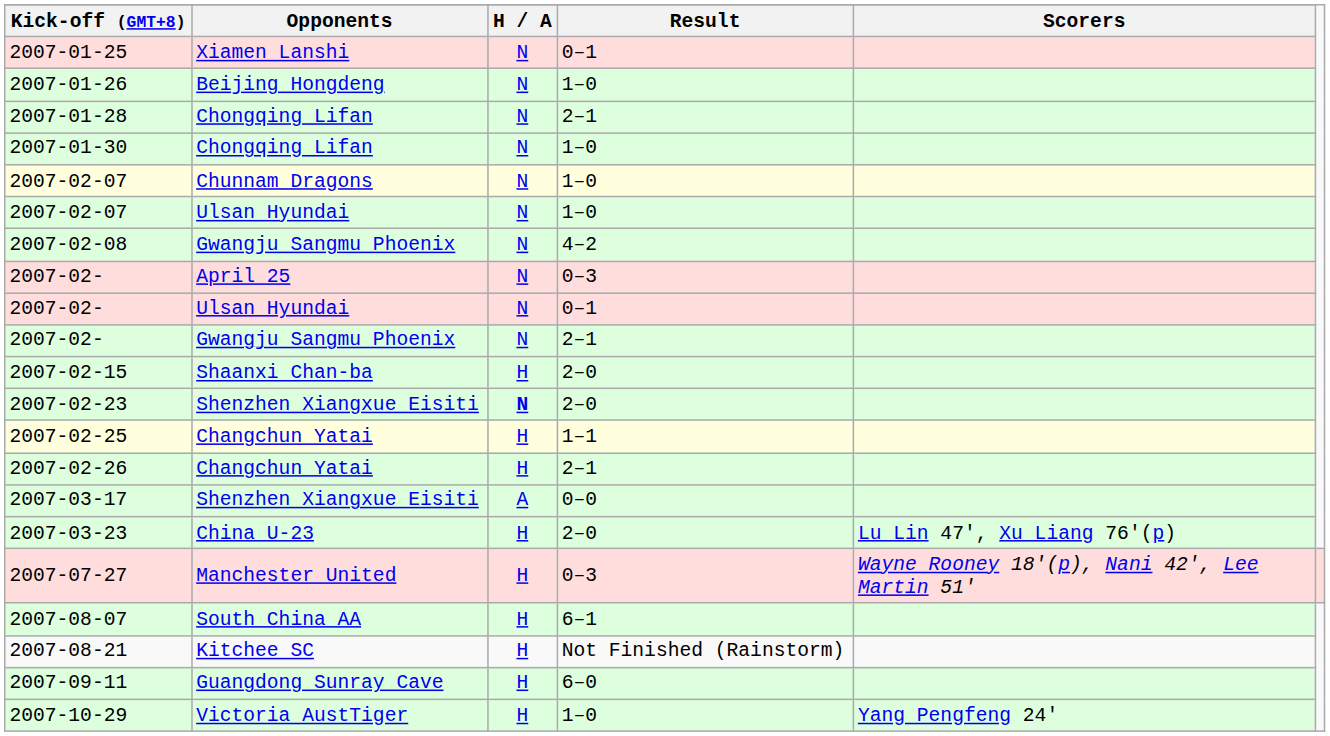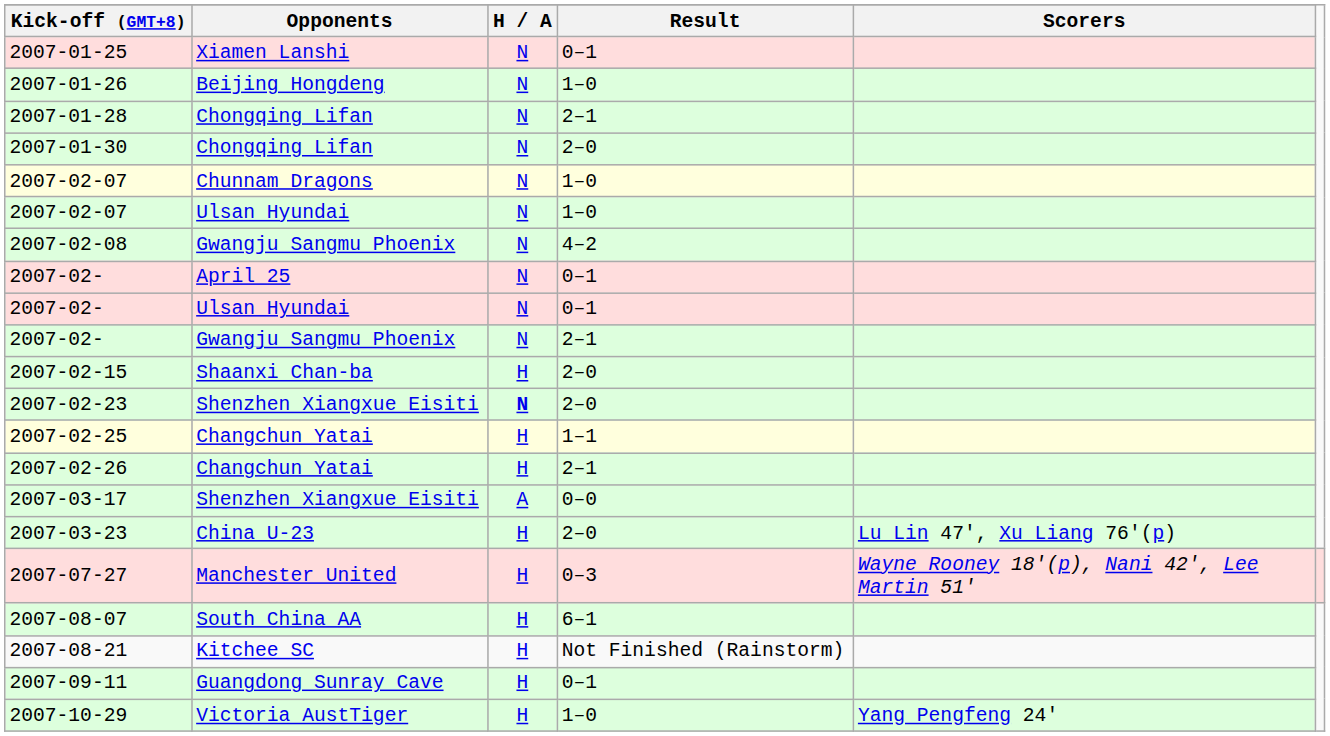(579, 149) 1–0 -> (579, 149) 2–0
(579, 277) 0–3 -> (579, 277) 0–1
(579, 683) 6–0 -> (579, 683) 0–1
